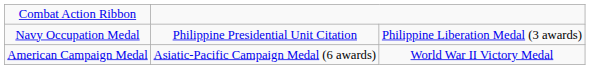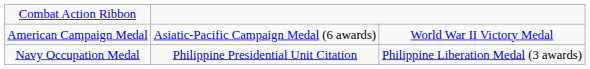rows swapped: (78, 54) <-> (78, 34)
